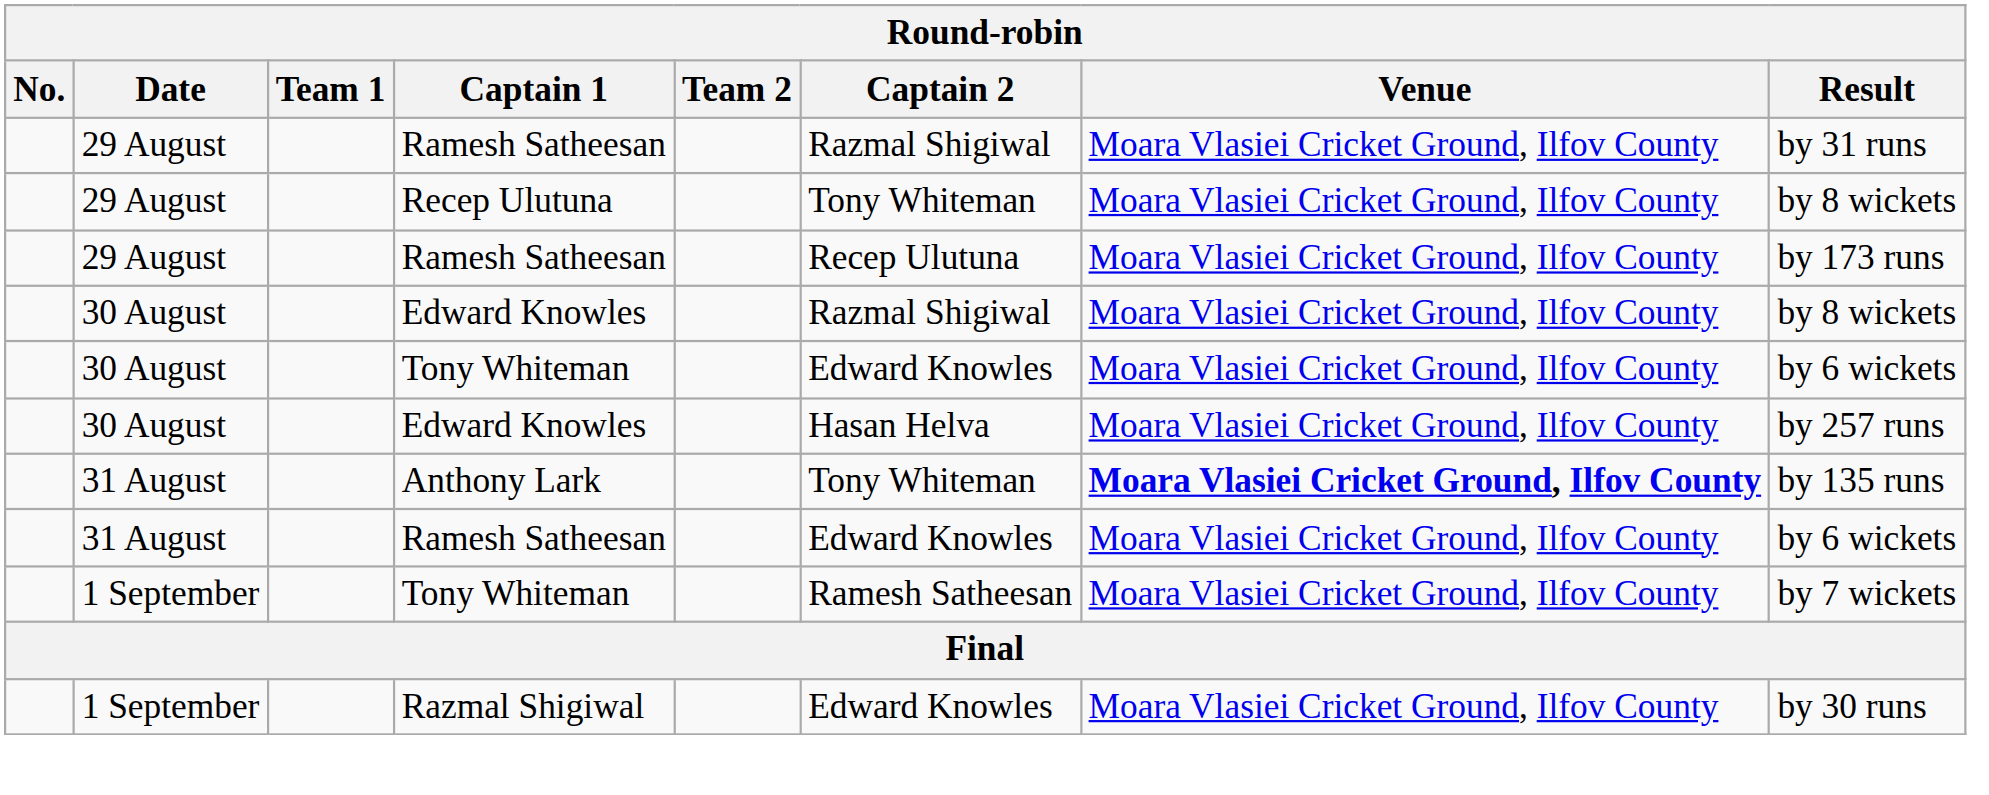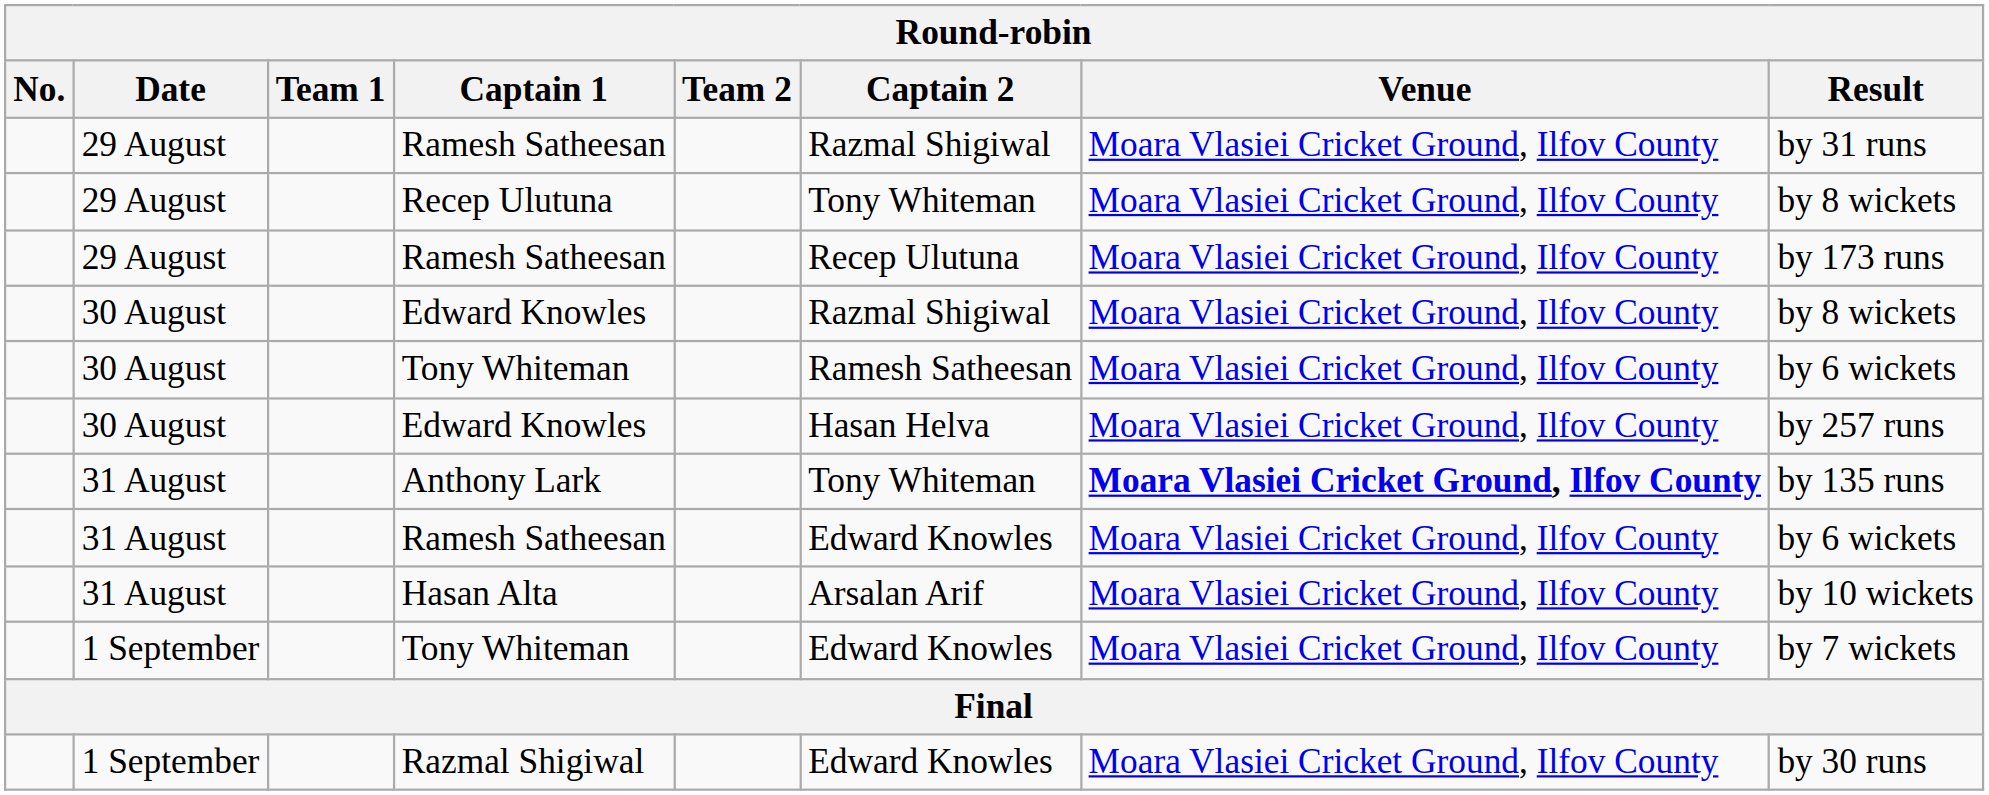(930, 369) Edward Knowles -> (940, 369) Ramesh Satheesan
+ row: (154, 593)
(940, 593) Ramesh Satheesan -> (930, 649) Edward Knowles
